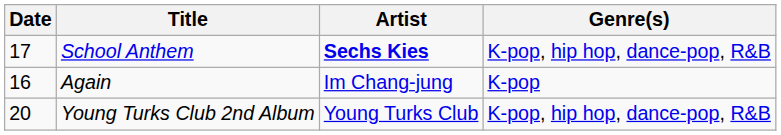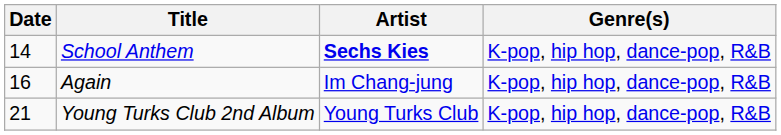(20, 51) 17 -> (20, 51) 14
(514, 82) K-pop -> (629, 82) K-pop, hip hop, dance-pop, R&B
(20, 113) 20 -> (20, 113) 21
